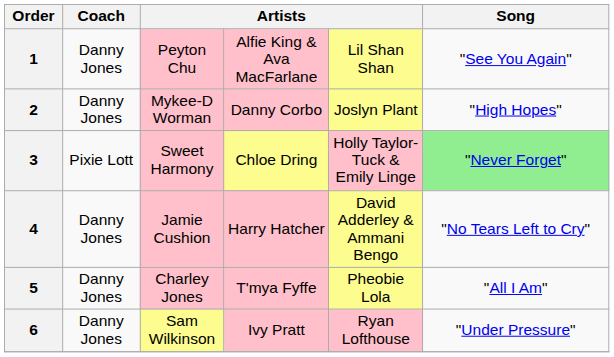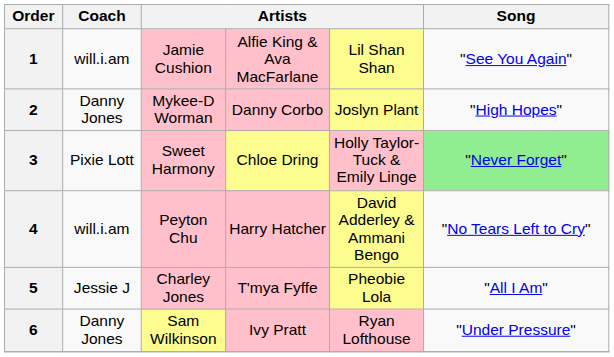(101, 58) Danny Jones -> (102, 58) will.i.am
(182, 58) Peyton Chu -> (183, 58) Jamie Cushion
(101, 228) Danny Jones -> (102, 228) will.i.am
(182, 228) Jamie Cushion -> (183, 228) Peyton Chu
(101, 288) Danny Jones -> (102, 288) Jessie J
